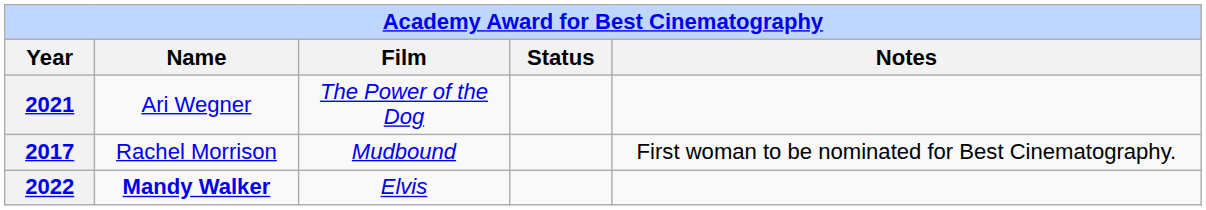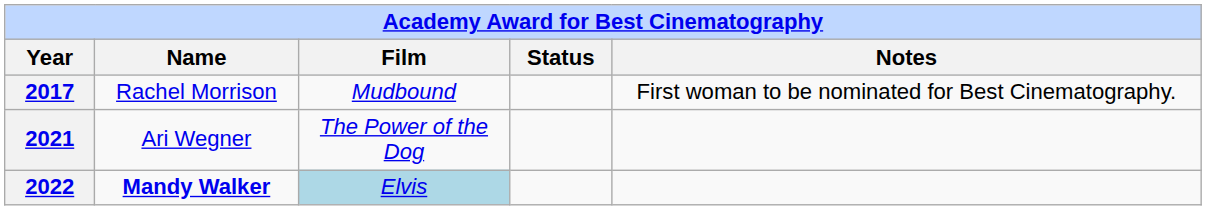rows swapped: (50, 151) <-> (50, 104)
(404, 186) no background -> (404, 186) lightblue background
